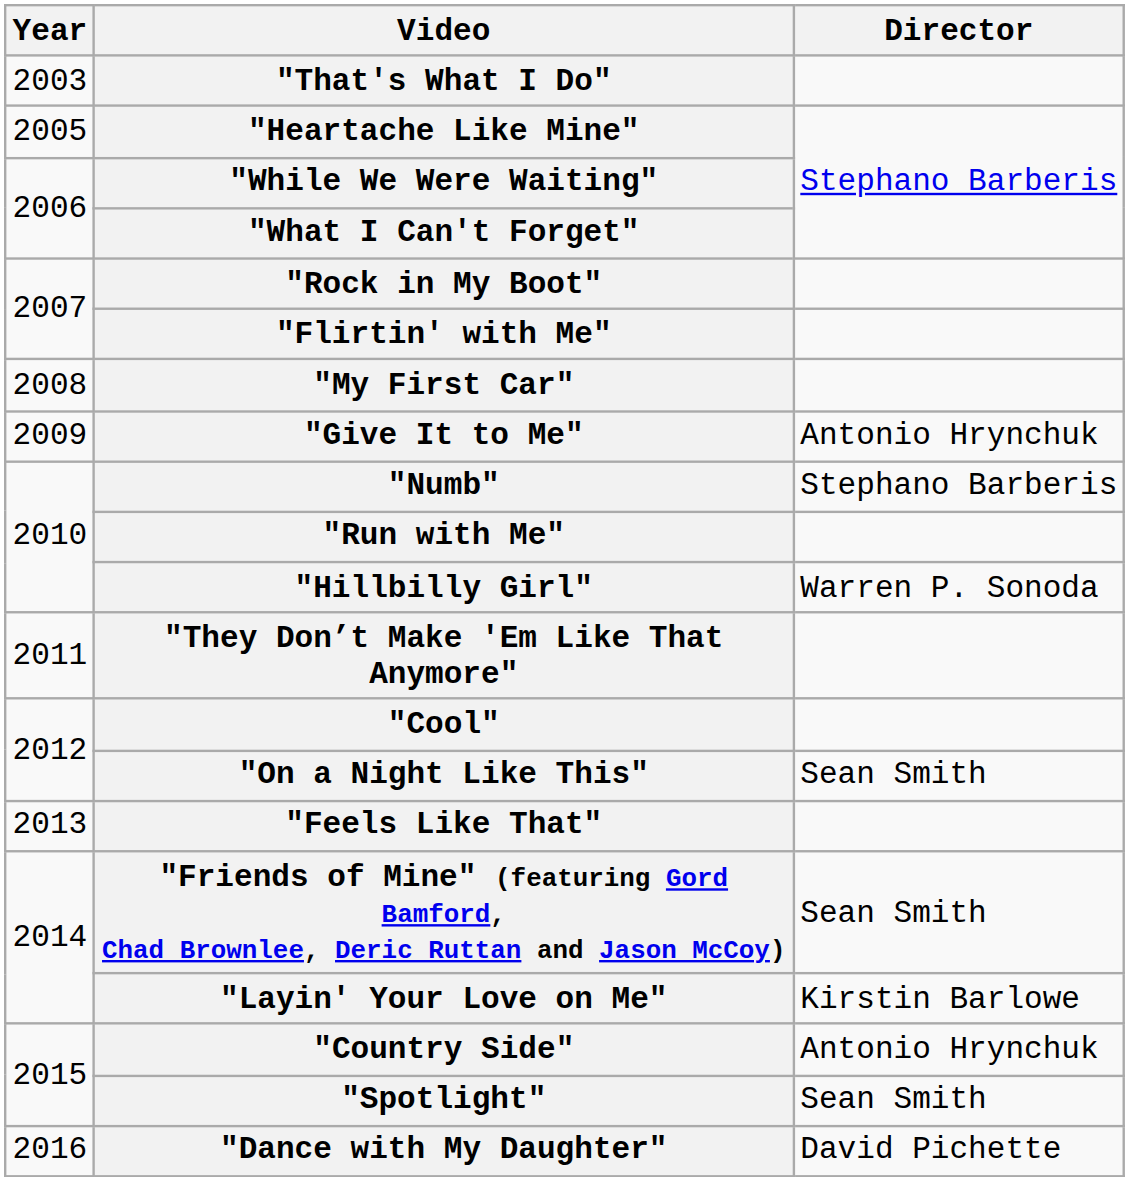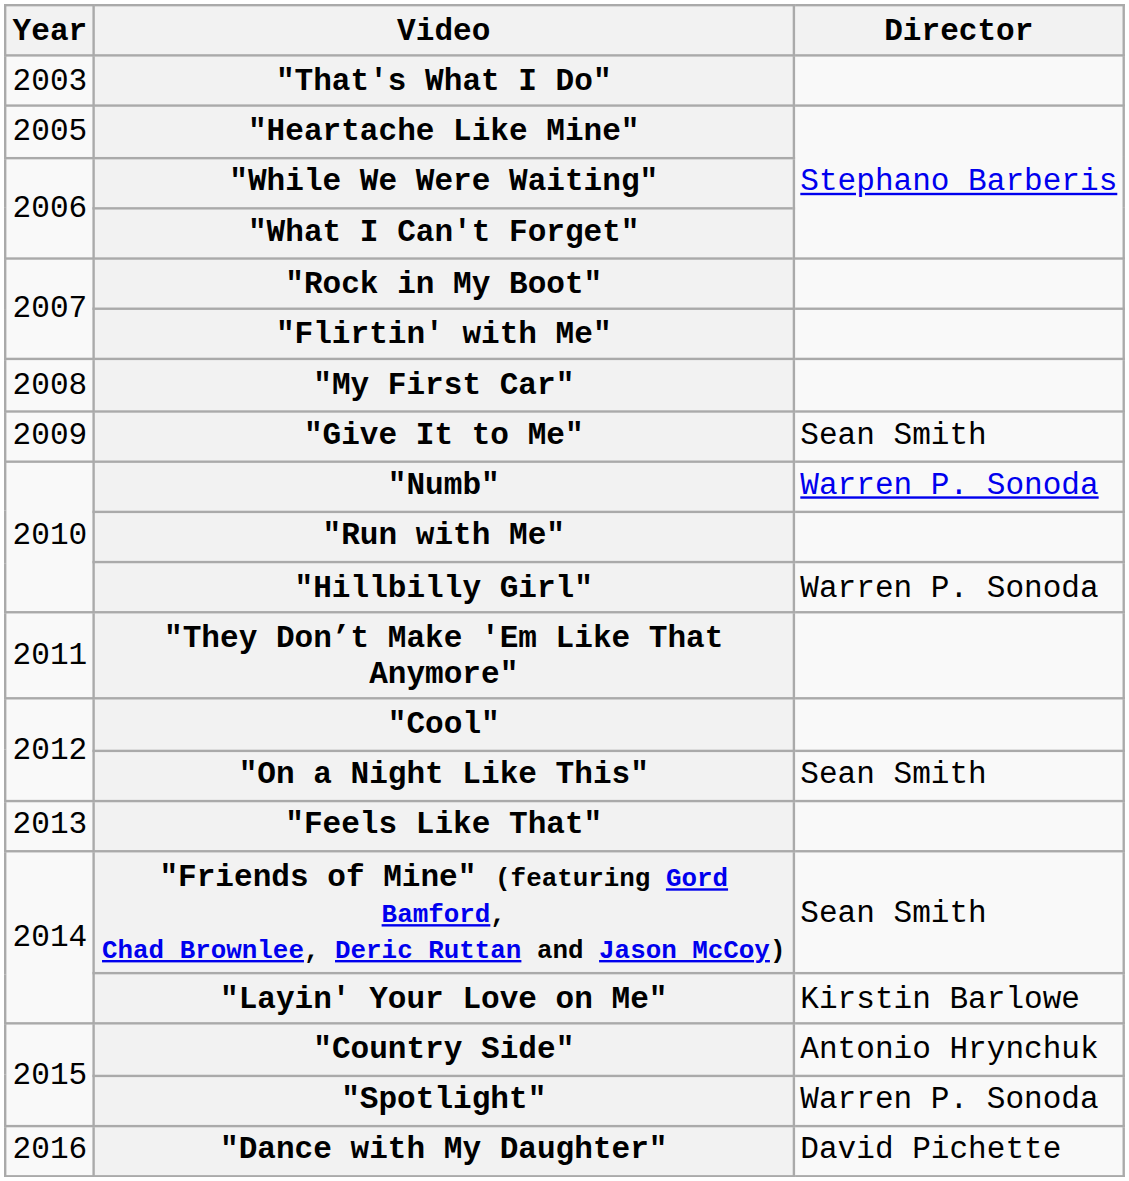(949, 436) Antonio Hrynchuk -> (894, 436) Sean Smith
(959, 486) Stephano Barberis -> (949, 486) Warren P. Sonoda
(894, 1100) Sean Smith -> (949, 1100) Warren P. Sonoda
